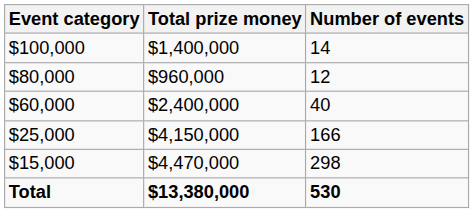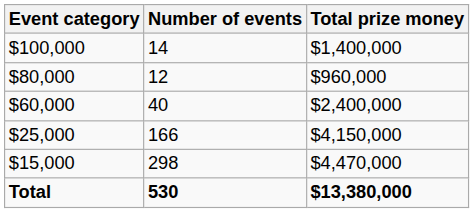columns swapped: (387, 18) <-> (225, 18)
